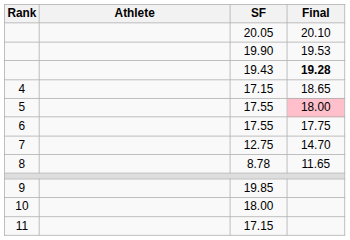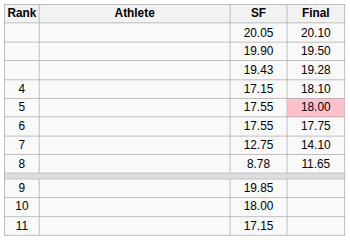(316, 51) 19.53 -> (316, 51) 19.50
(316, 70) bold -> (316, 70) normal
(316, 88) 18.65 -> (316, 88) 18.10
(316, 145) 14.70 -> (316, 145) 14.10
